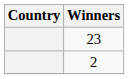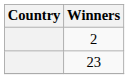rows swapped: (94, 39) <-> (94, 62)
